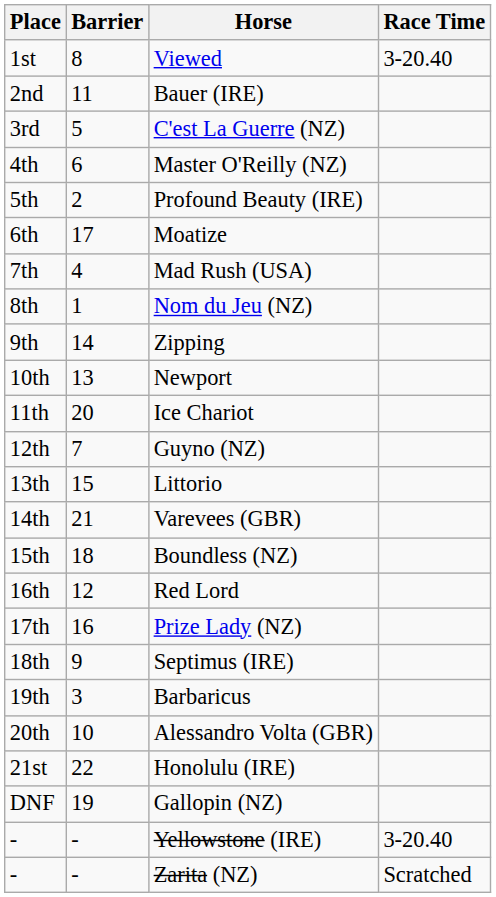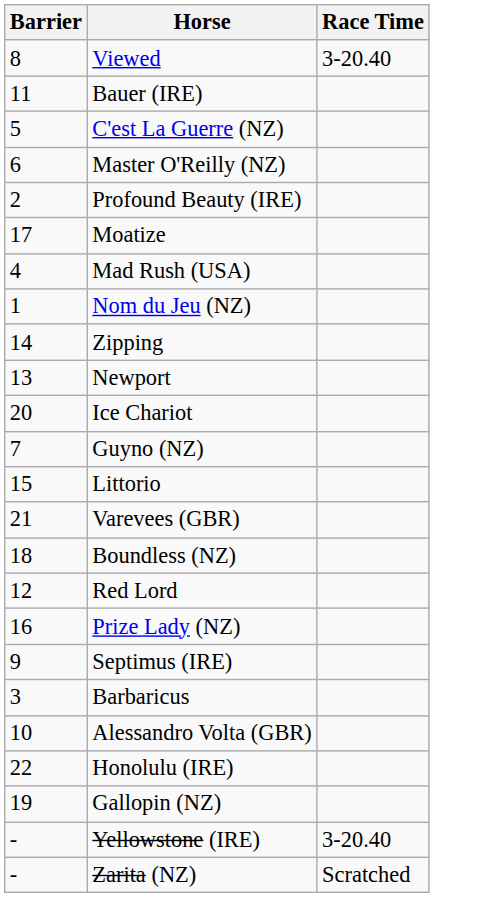- column: (35, 22)
